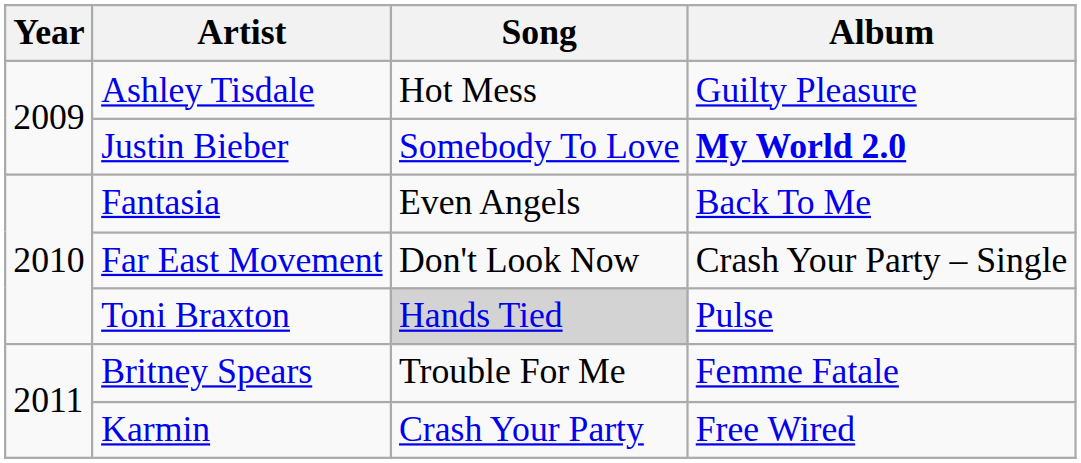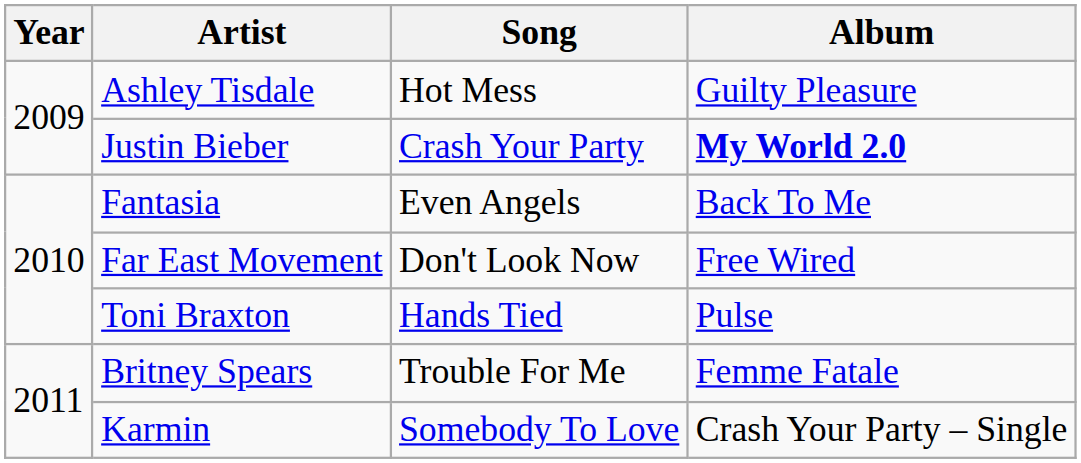(539, 145) Somebody To Love -> (521, 145) Crash Your Party
(882, 259) Crash Your Party – Single -> (775, 259) Free Wired
(481, 315) lightgrey background -> (481, 315) no background
(521, 428) Crash Your Party -> (539, 428) Somebody To Love
(775, 428) Free Wired -> (882, 428) Crash Your Party – Single
